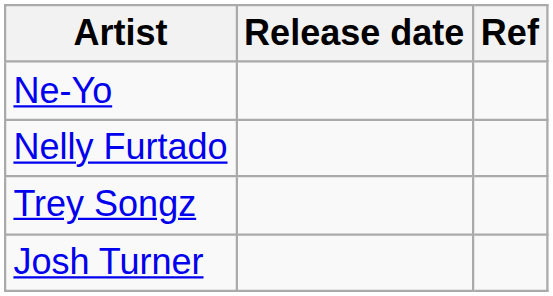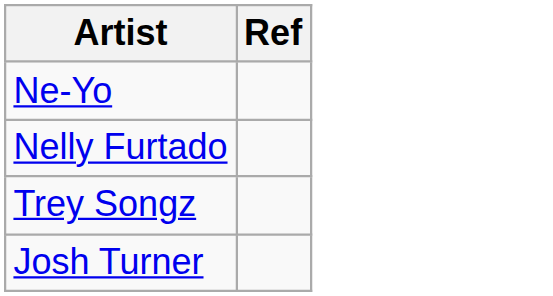- column: (354, 33)
